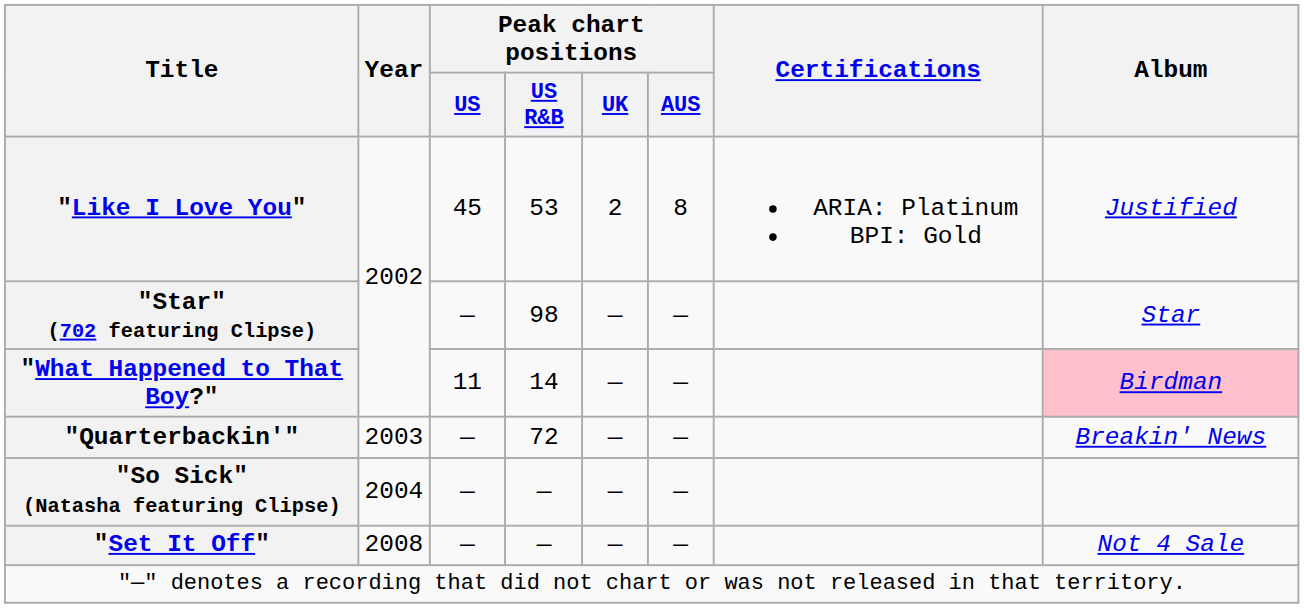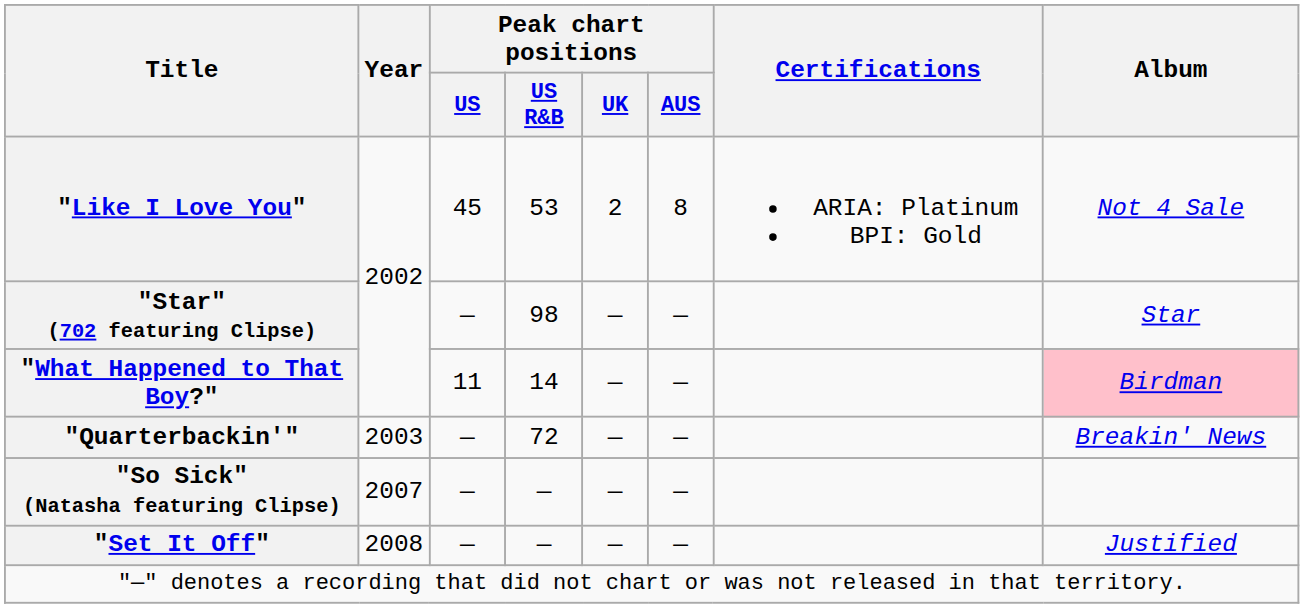(1171, 209) Justified -> (1171, 209) Not 4 Sale
(394, 491) 2004 -> (394, 491) 2007
(1171, 545) Not 4 Sale -> (1171, 545) Justified
